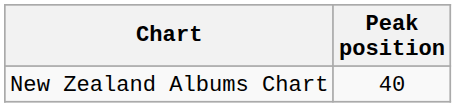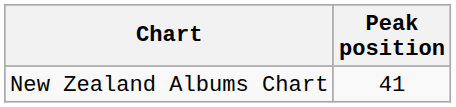(392, 84) 40 -> (392, 84) 41
